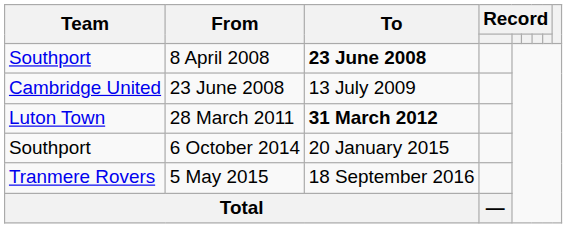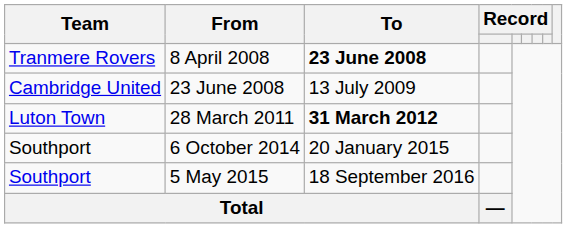(50, 58) Southport -> (82, 58) Tranmere Rovers
(82, 177) Tranmere Rovers -> (50, 177) Southport
